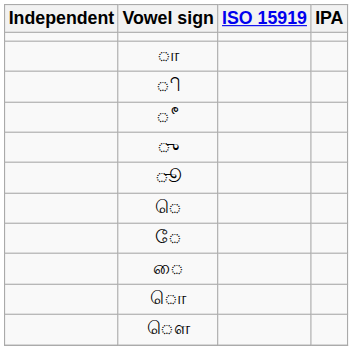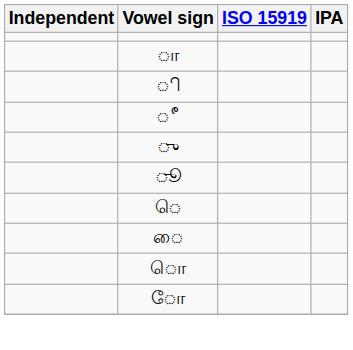- row: (61, 238)
+ row: (61, 299)
- row: (61, 330)
